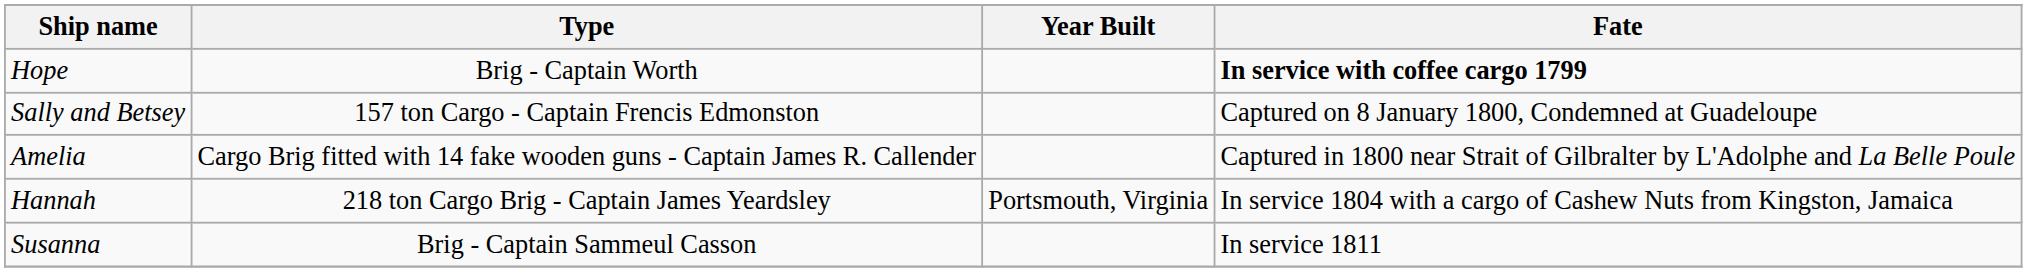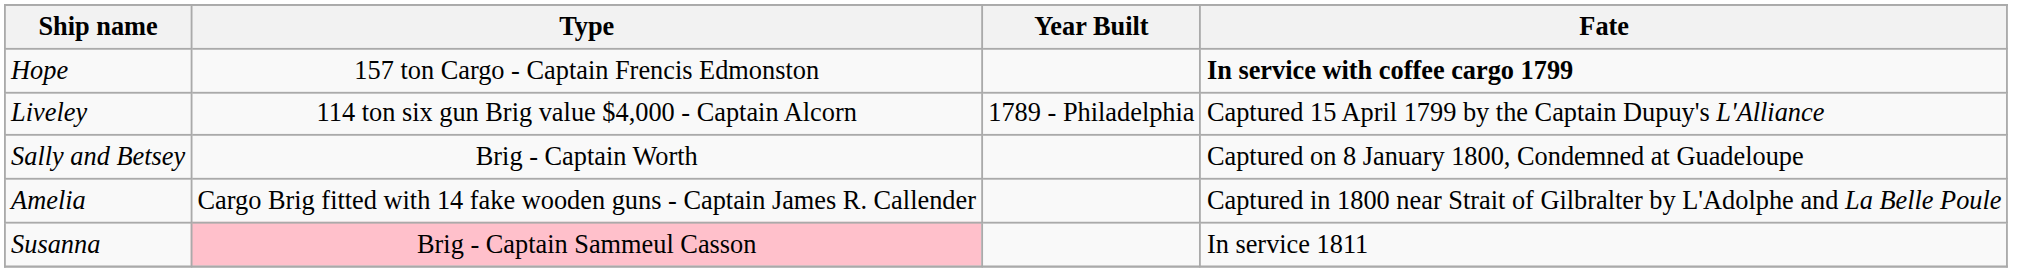(587, 70) Brig - Captain Worth -> (587, 70) 157 ton Cargo - Captain Frencis Edmonston
+ row: (49, 113)
(587, 113) 157 ton Cargo - Captain Frencis Edmonston -> (587, 157) Brig - Captain Worth
- row: (54, 200)
(587, 243) no background -> (587, 243) pink background
